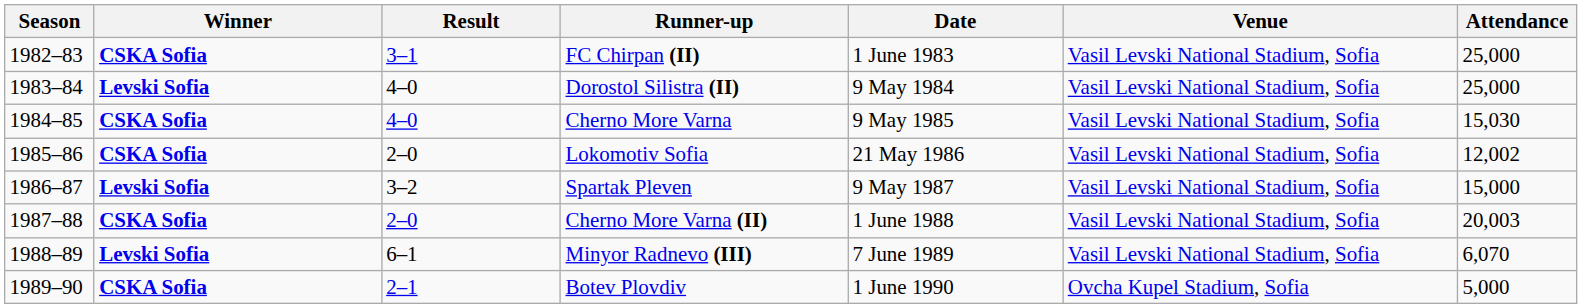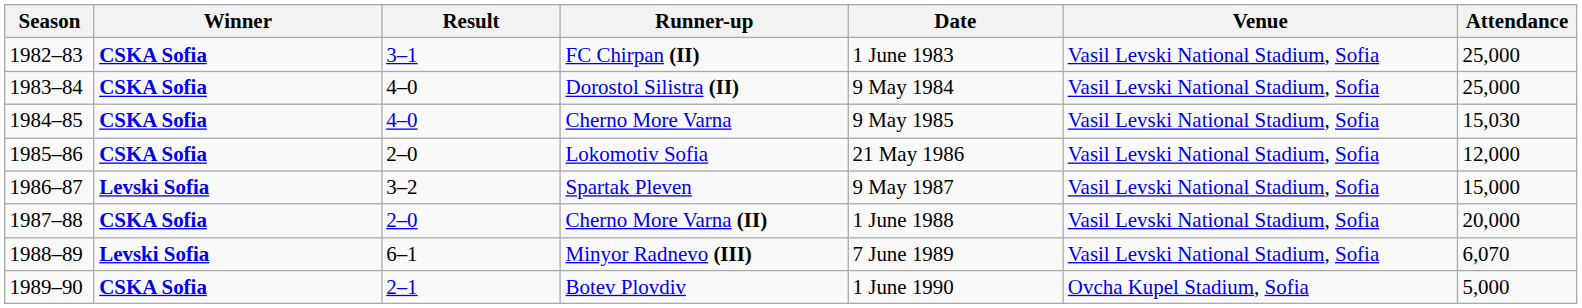(154, 87) Levski Sofia -> (153, 87) CSKA Sofia
(1491, 154) 12,002 -> (1491, 154) 12,000
(1491, 220) 20,003 -> (1491, 220) 20,000
